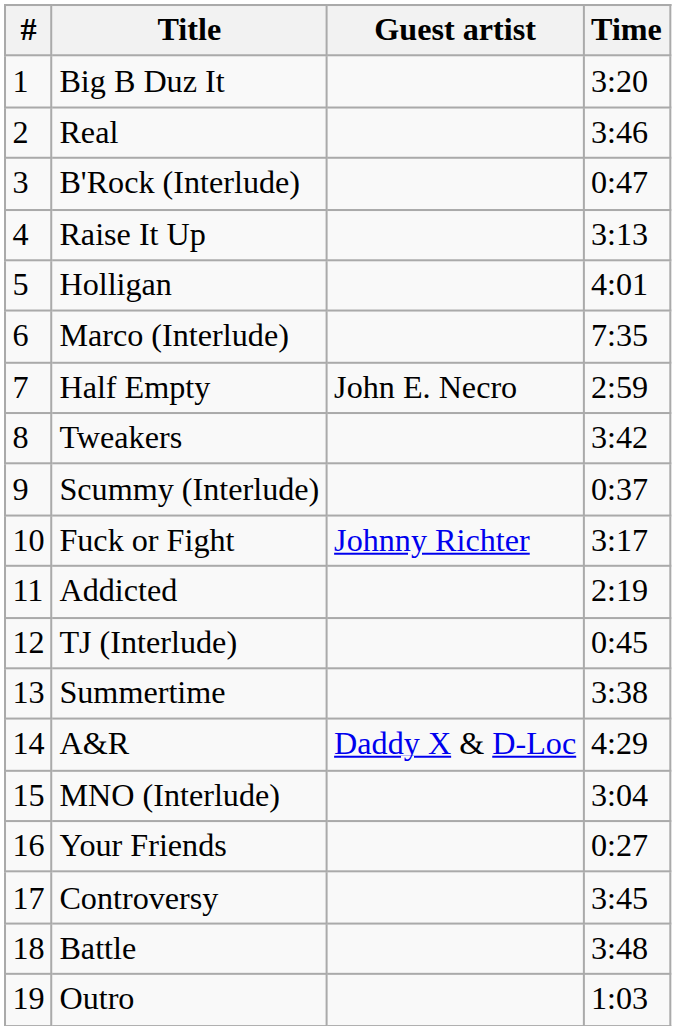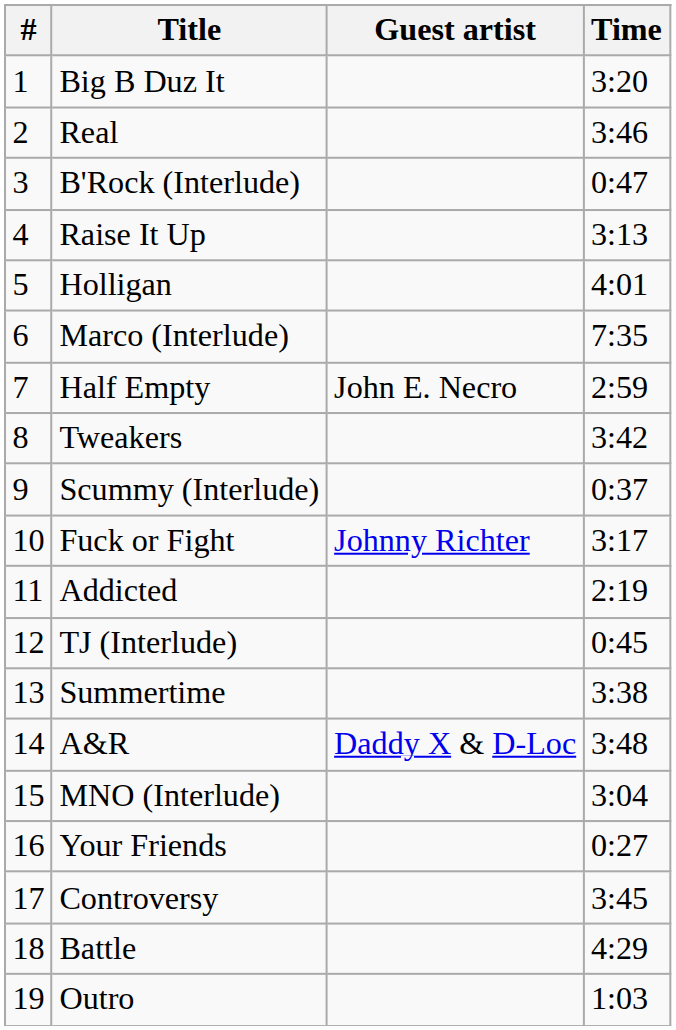(620, 744) 4:29 -> (620, 744) 3:48
(620, 948) 3:48 -> (620, 948) 4:29
